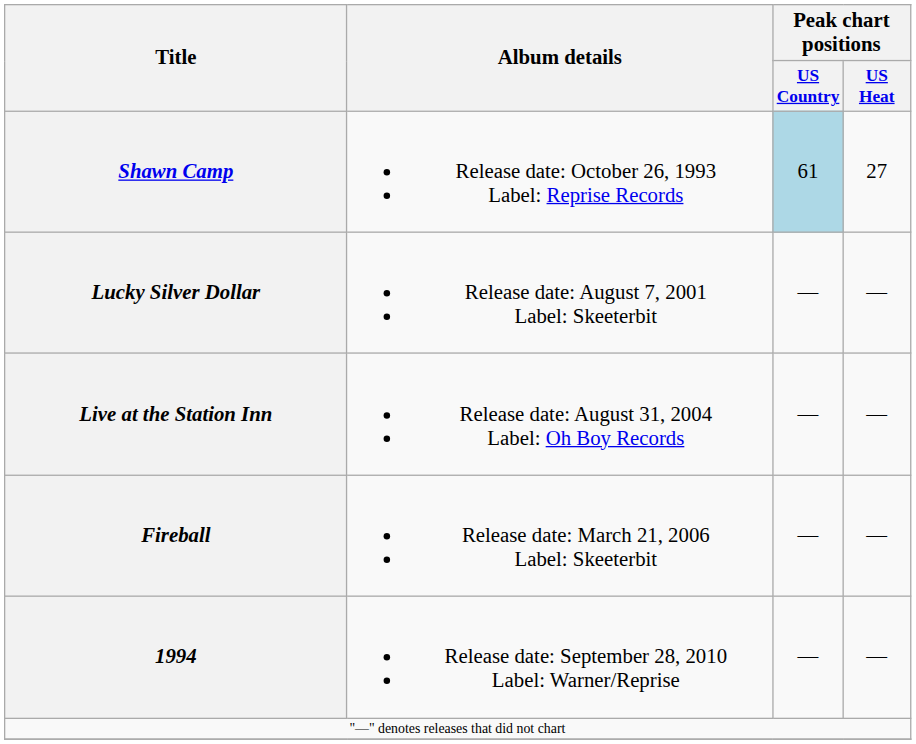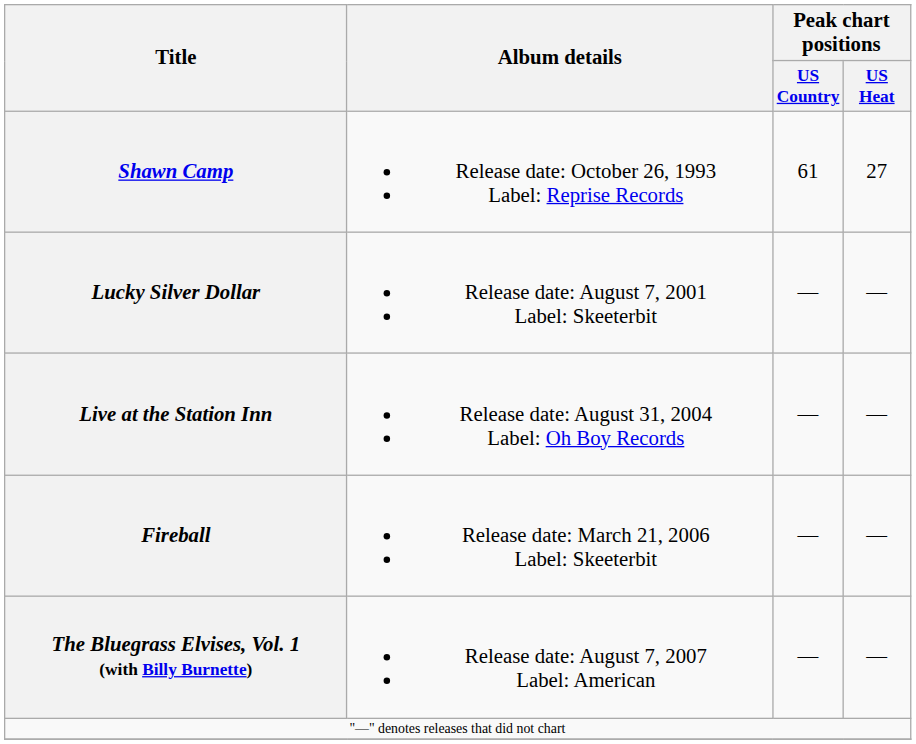(808, 171) lightblue background -> (808, 171) no background
+ row: (176, 656)
- row: (176, 656)
